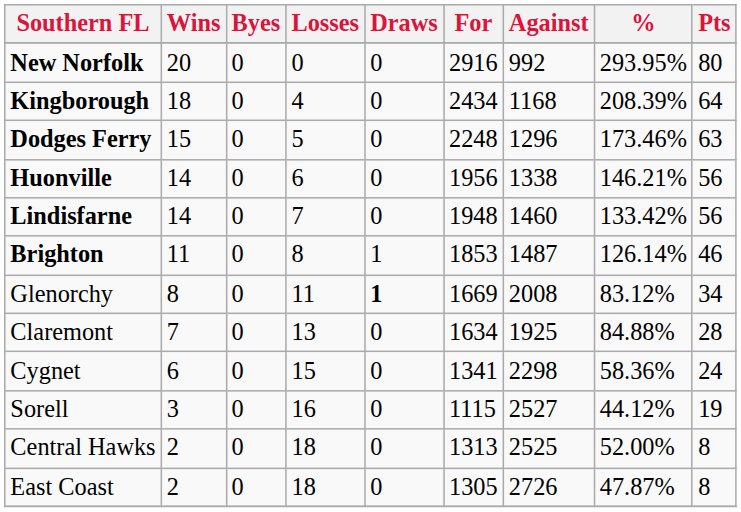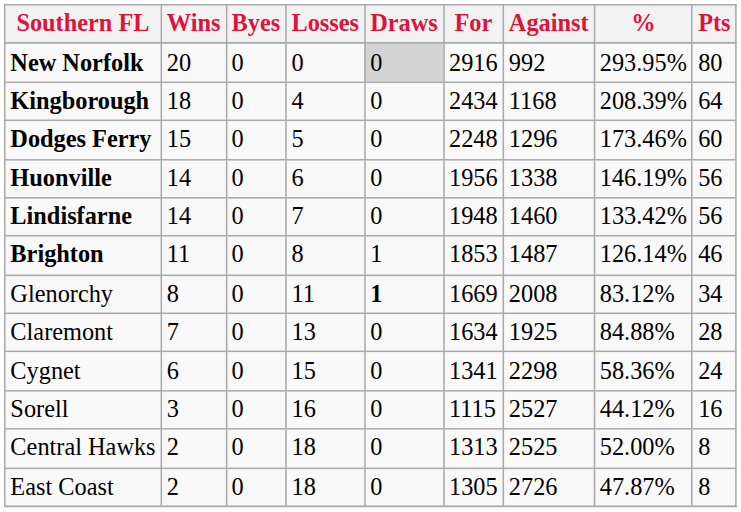(376, 62) no background -> (376, 62) lightgrey background
(710, 139) 63 -> (710, 139) 60
(643, 178) 146.21% -> (643, 178) 146.19%
(710, 409) 19 -> (710, 409) 16
